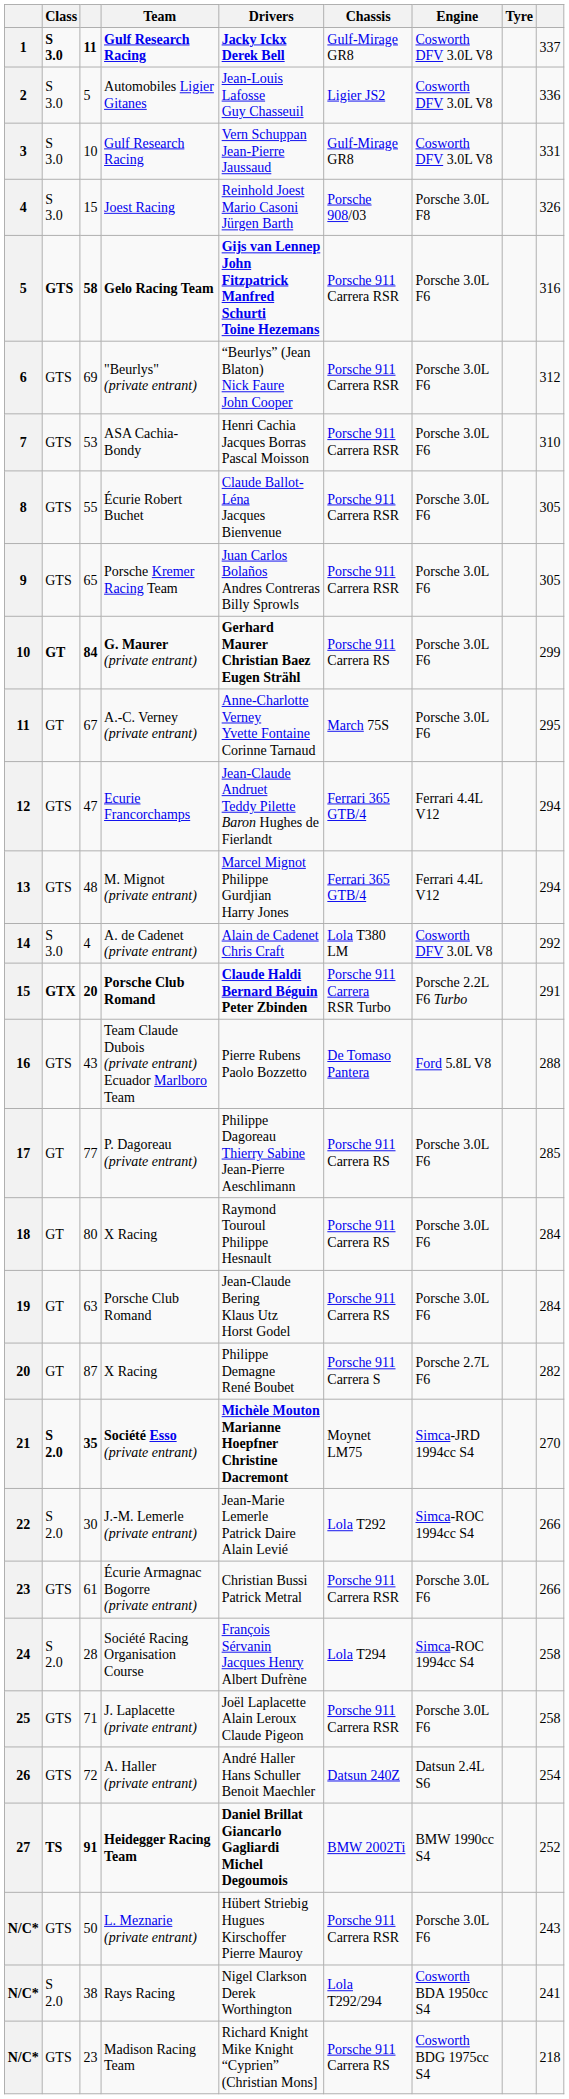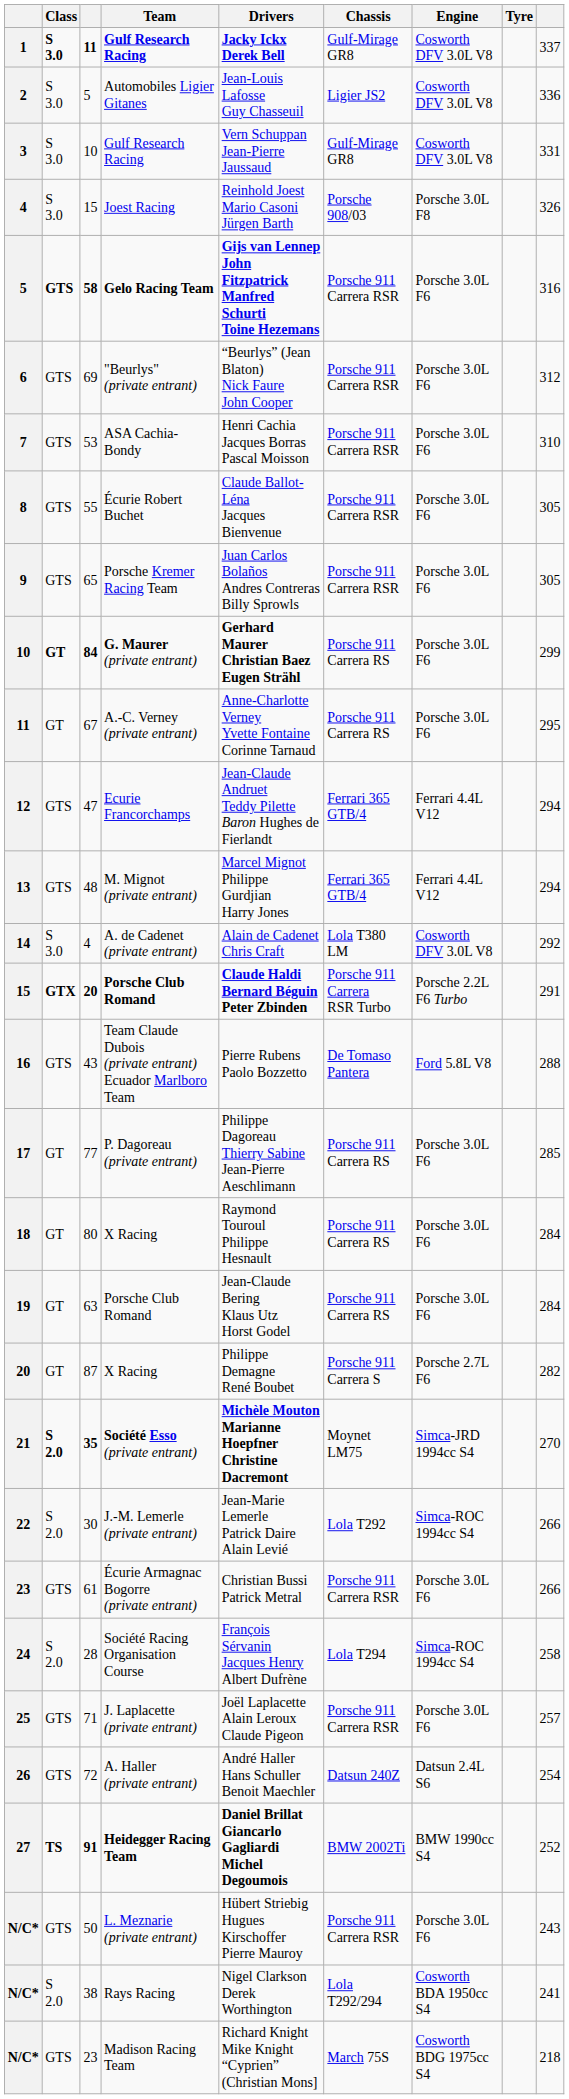(358, 725) March 75S -> (361, 725) Porsche 911 Carrera RS
(550, 1718) 258 -> (550, 1718) 257
(361, 2057) Porsche 911 Carrera RS -> (358, 2057) March 75S
